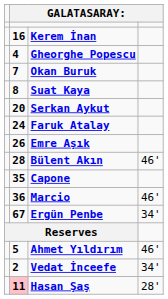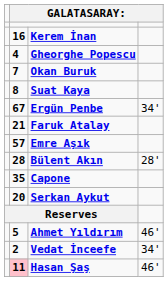rows swapped: (70, 108) <-> (67, 214)
(19, 125) 24 -> (19, 125) 21
(19, 143) 26 -> (19, 143) 57
(151, 161) 46' -> (151, 161) 28'
- row: (50, 196)
(151, 285) 28' -> (151, 268) 46'
